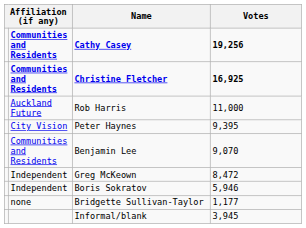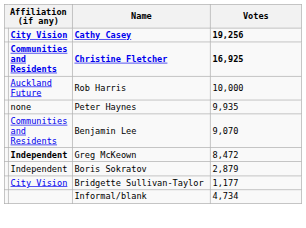(39, 45) Communities and Residents -> (39, 35) City Vision
(228, 108) 11,000 -> (228, 88) 10,000
(39, 127) City Vision -> (21, 107) none
(225, 127) 9,395 -> (225, 107) 9,935
(39, 174) normal -> (39, 155) bold
(225, 188) 5,946 -> (225, 169) 2,879
(21, 202) none -> (39, 183) City Vision
(225, 216) 3,945 -> (225, 197) 4,734
